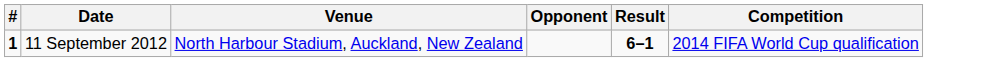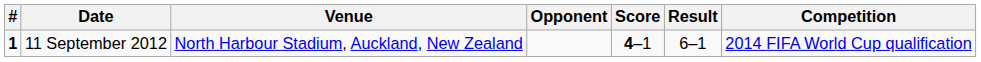+ column: (638, 17)
(640, 43) bold -> (693, 43) normal
